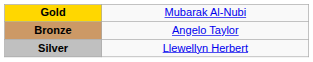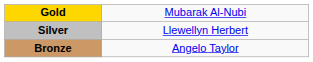rows swapped: (53, 48) <-> (53, 30)
